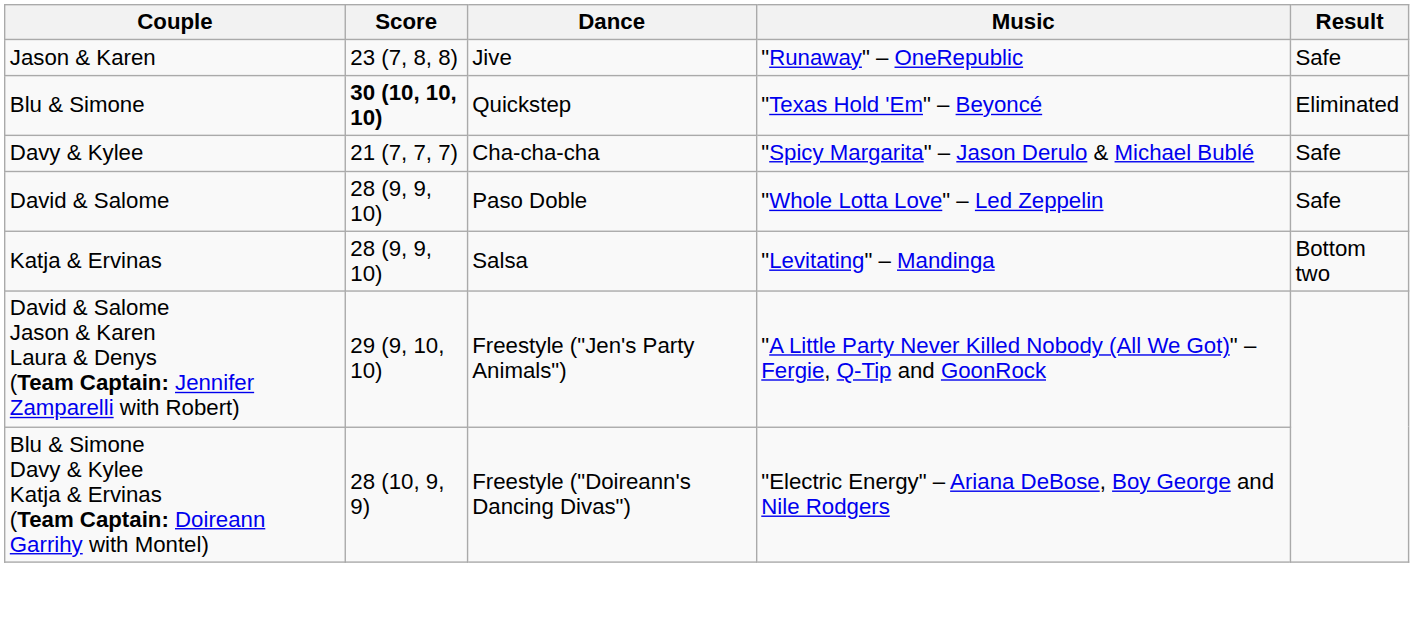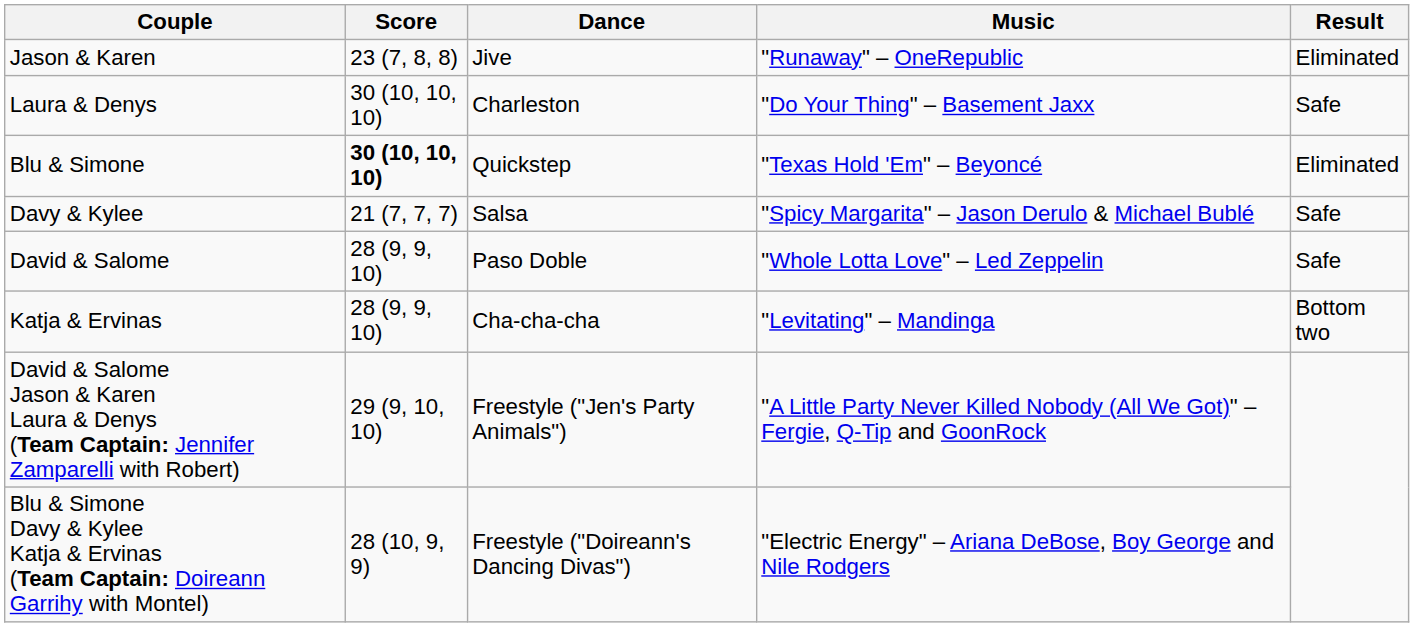(1318, 57) Safe -> (1347, 57) Eliminated
+ row: (83, 105)
(536, 152) Cha-cha-cha -> (500, 213) Salsa
(500, 261) Salsa -> (536, 321) Cha-cha-cha
